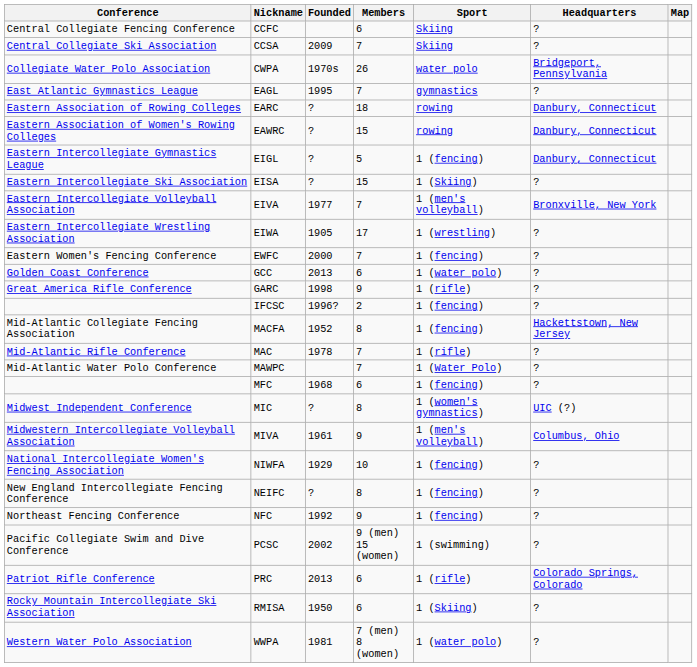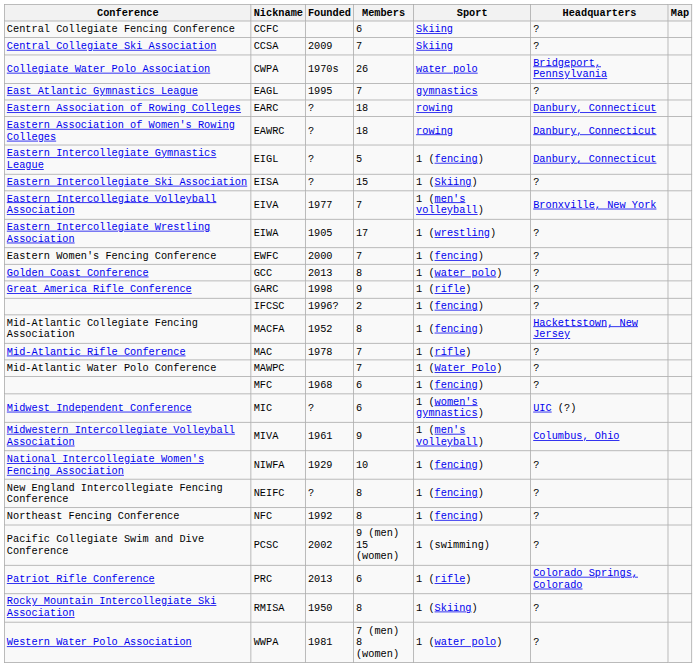(362, 131) 15 -> (362, 131) 18
(359, 273) 6 -> (359, 273) 8
(359, 408) 8 -> (359, 408) 6
(359, 516) 9 -> (359, 516) 8
(359, 608) 6 -> (359, 608) 8
